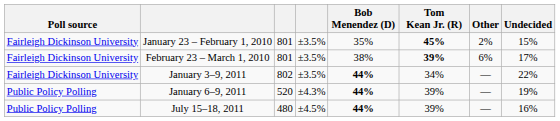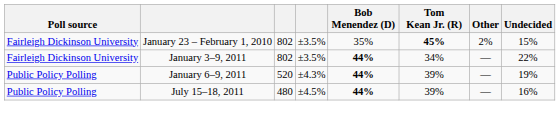(285, 41) 801 -> (285, 41) 802
- row: (208, 58)
